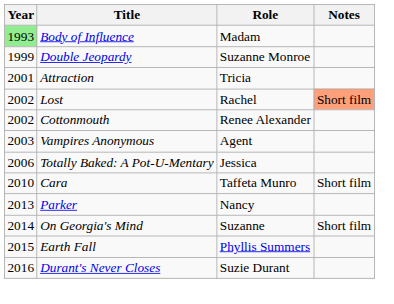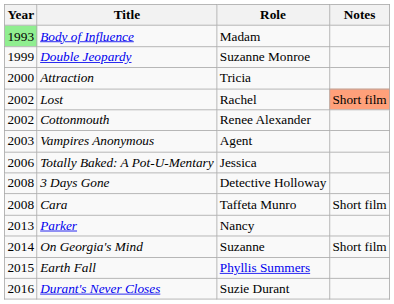(21, 78) 2001 -> (21, 78) 2000
+ row: (75, 183)
(21, 183) 2010 -> (21, 204) 2008
